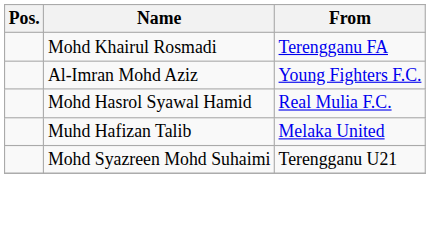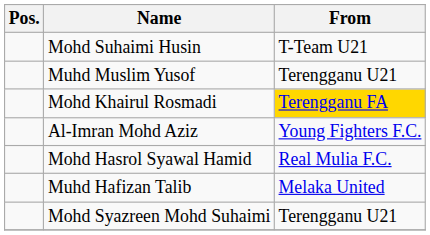+ row: (124, 46)
+ row: (122, 74)
(333, 46) no background -> (333, 103) gold background
